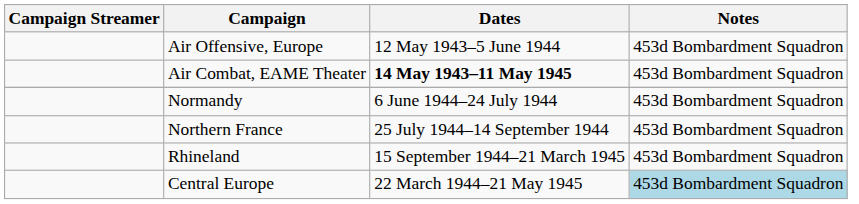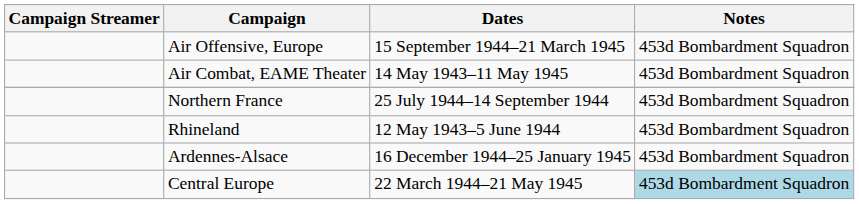(467, 45) 12 May 1943–5 June 1944 -> (500, 45) 15 September 1944–21 March 1945
(473, 73) bold -> (471, 73) normal
- row: (205, 101)
(500, 156) 15 September 1944–21 March 1945 -> (467, 128) 12 May 1943–5 June 1944
+ row: (228, 156)
